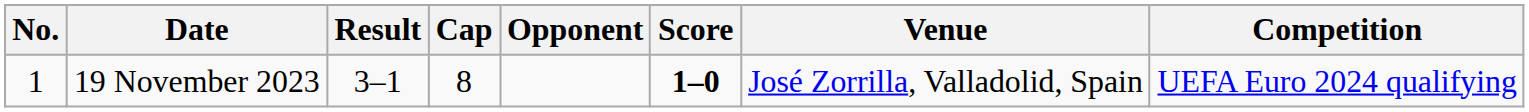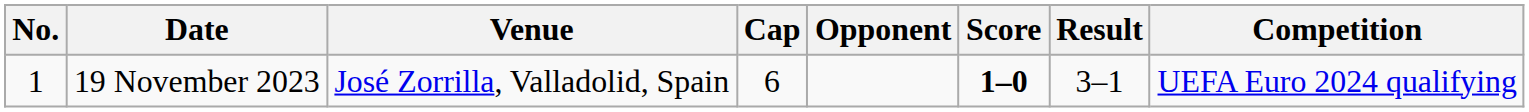columns swapped: (945, 29) <-> (378, 29)
(464, 80) 8 -> (772, 80) 6
